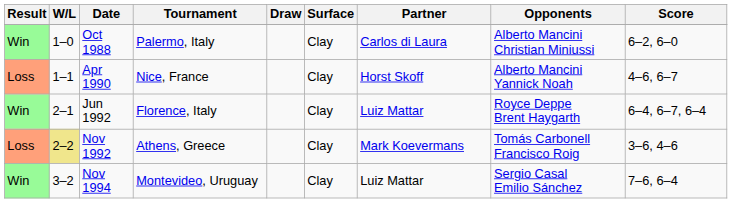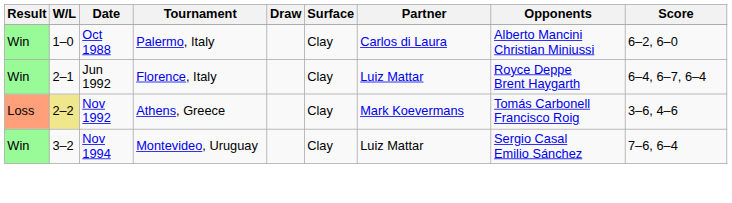- row: (97, 76)
